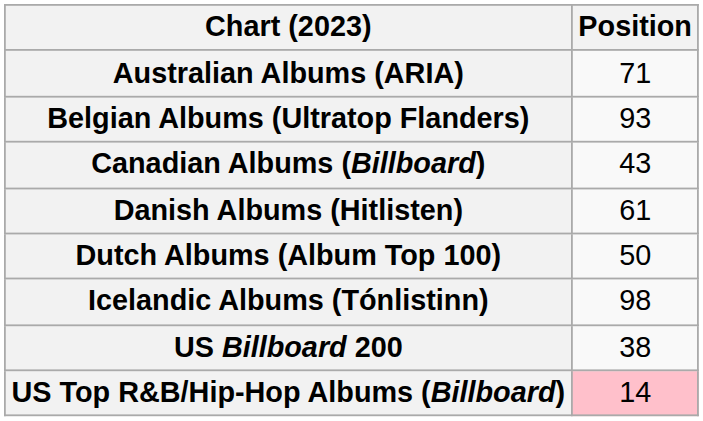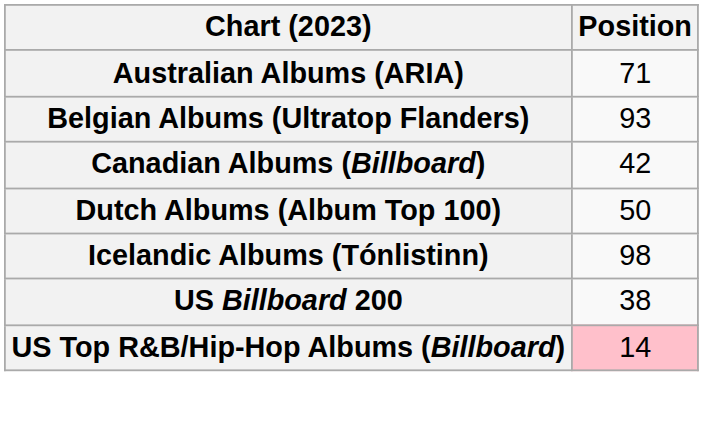(635, 164) 43 -> (635, 164) 42
- row: (288, 210)
